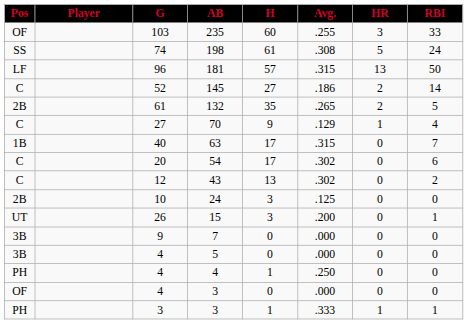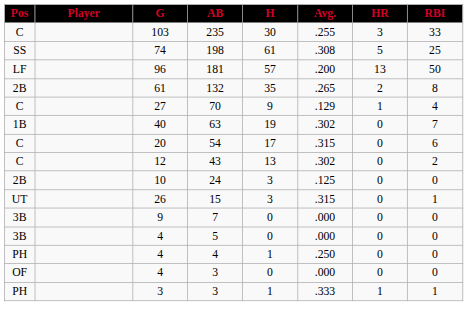(20, 32) OF -> (20, 32) C
(270, 32) 60 -> (270, 32) 30
(435, 50) 24 -> (435, 50) 25
(325, 69) .315 -> (325, 69) .200
- row: (160, 87)
(435, 106) 5 -> (435, 87) 8
(270, 143) 17 -> (270, 124) 19
(325, 143) .315 -> (325, 124) .302
(325, 161) .302 -> (325, 143) .315
(325, 217) .200 -> (325, 198) .315
